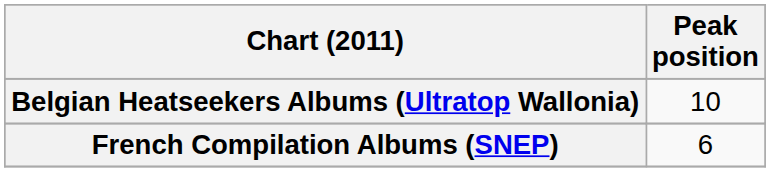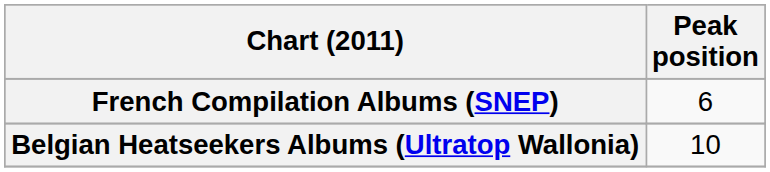rows swapped: (325, 100) <-> (325, 144)
